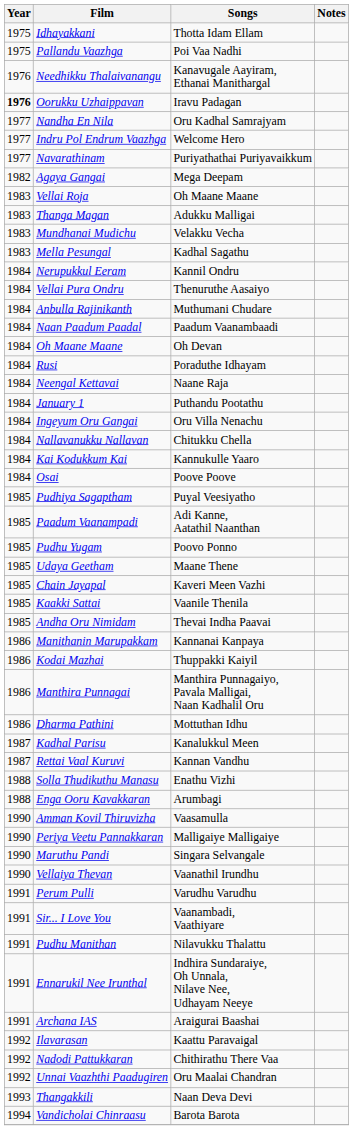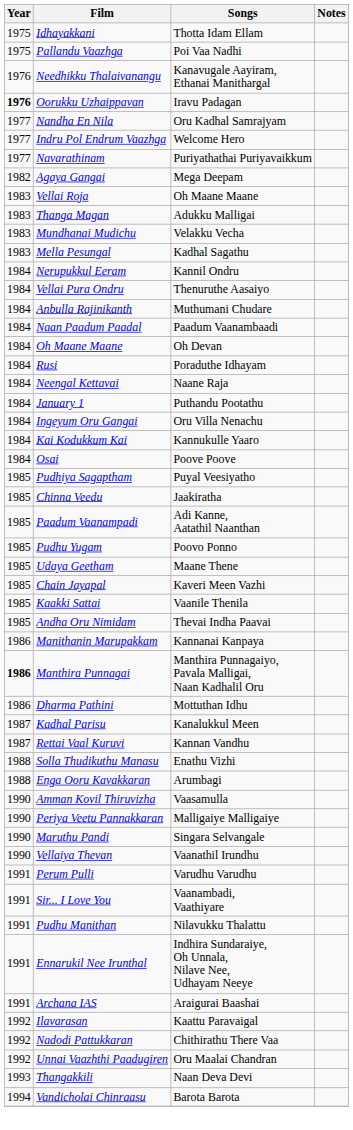- row: (92, 440)
+ row: (69, 496)
- row: (70, 660)
(19, 692) normal -> (19, 673) bold
